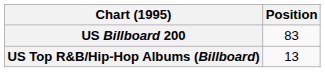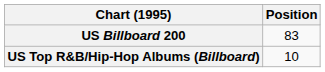(292, 56) 13 -> (292, 56) 10
